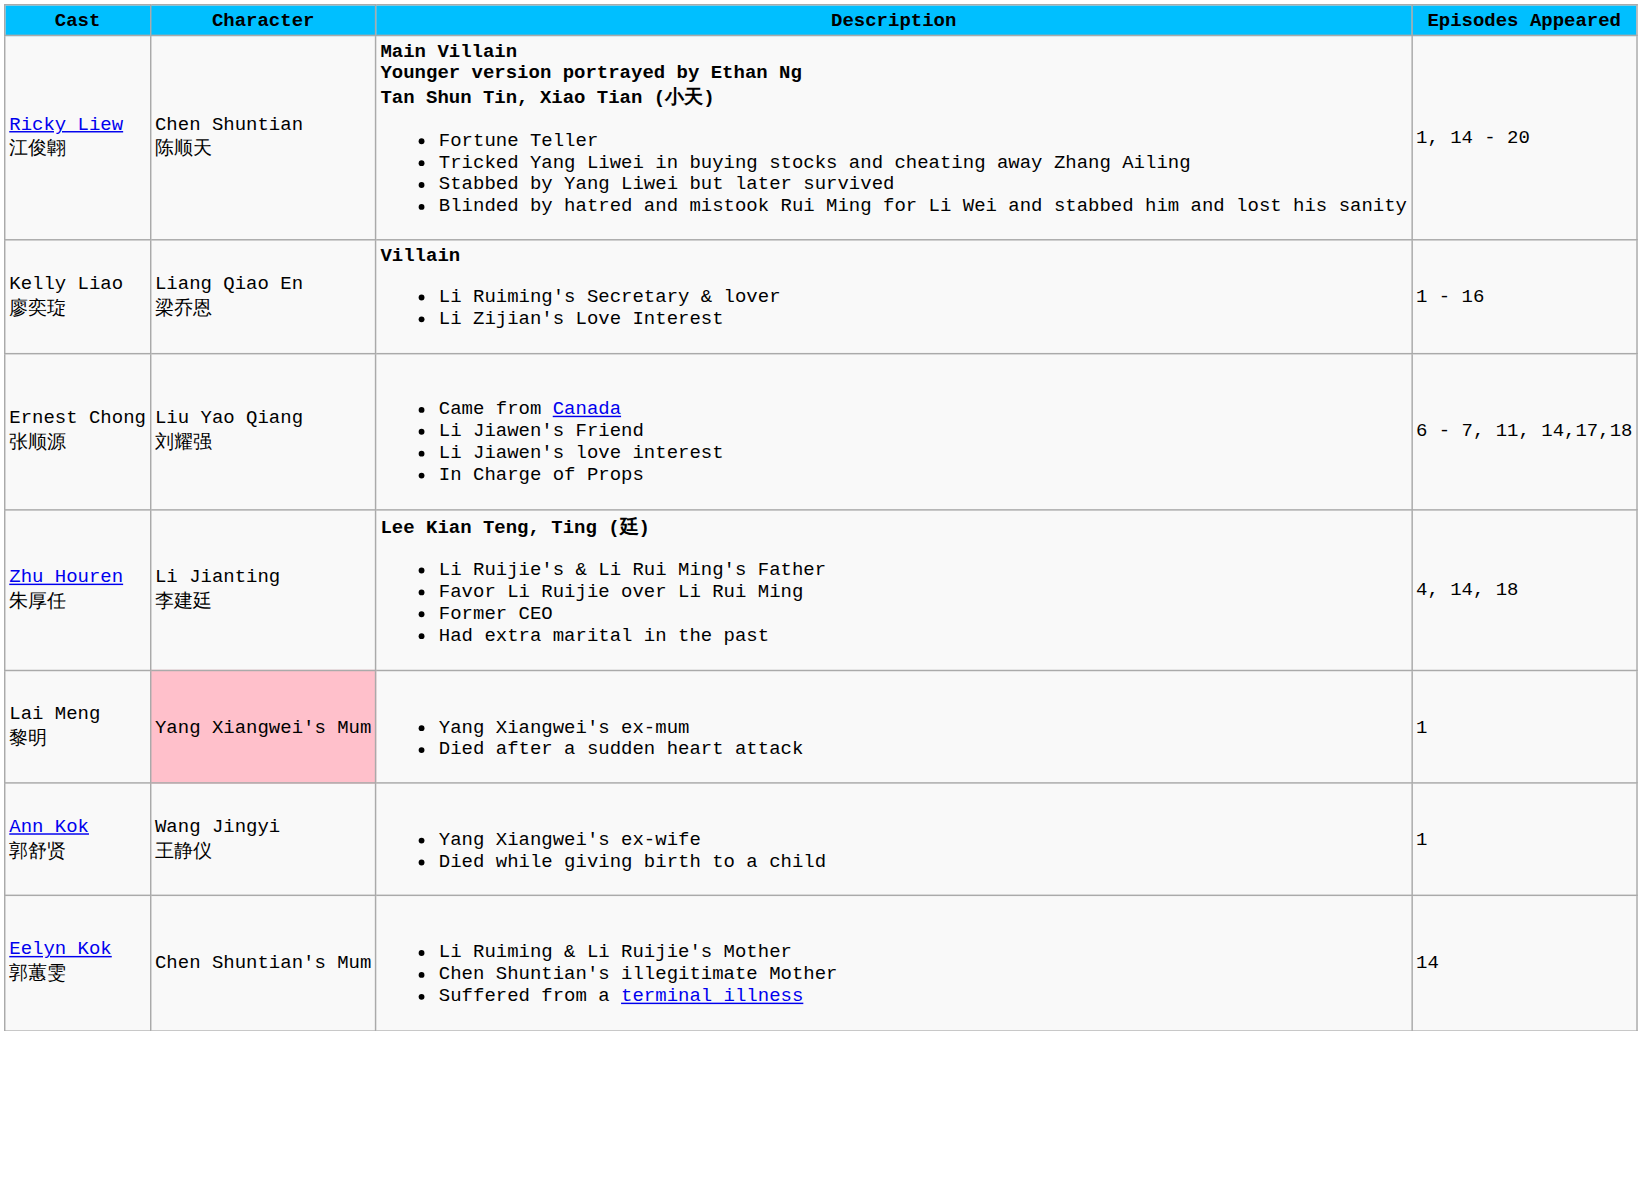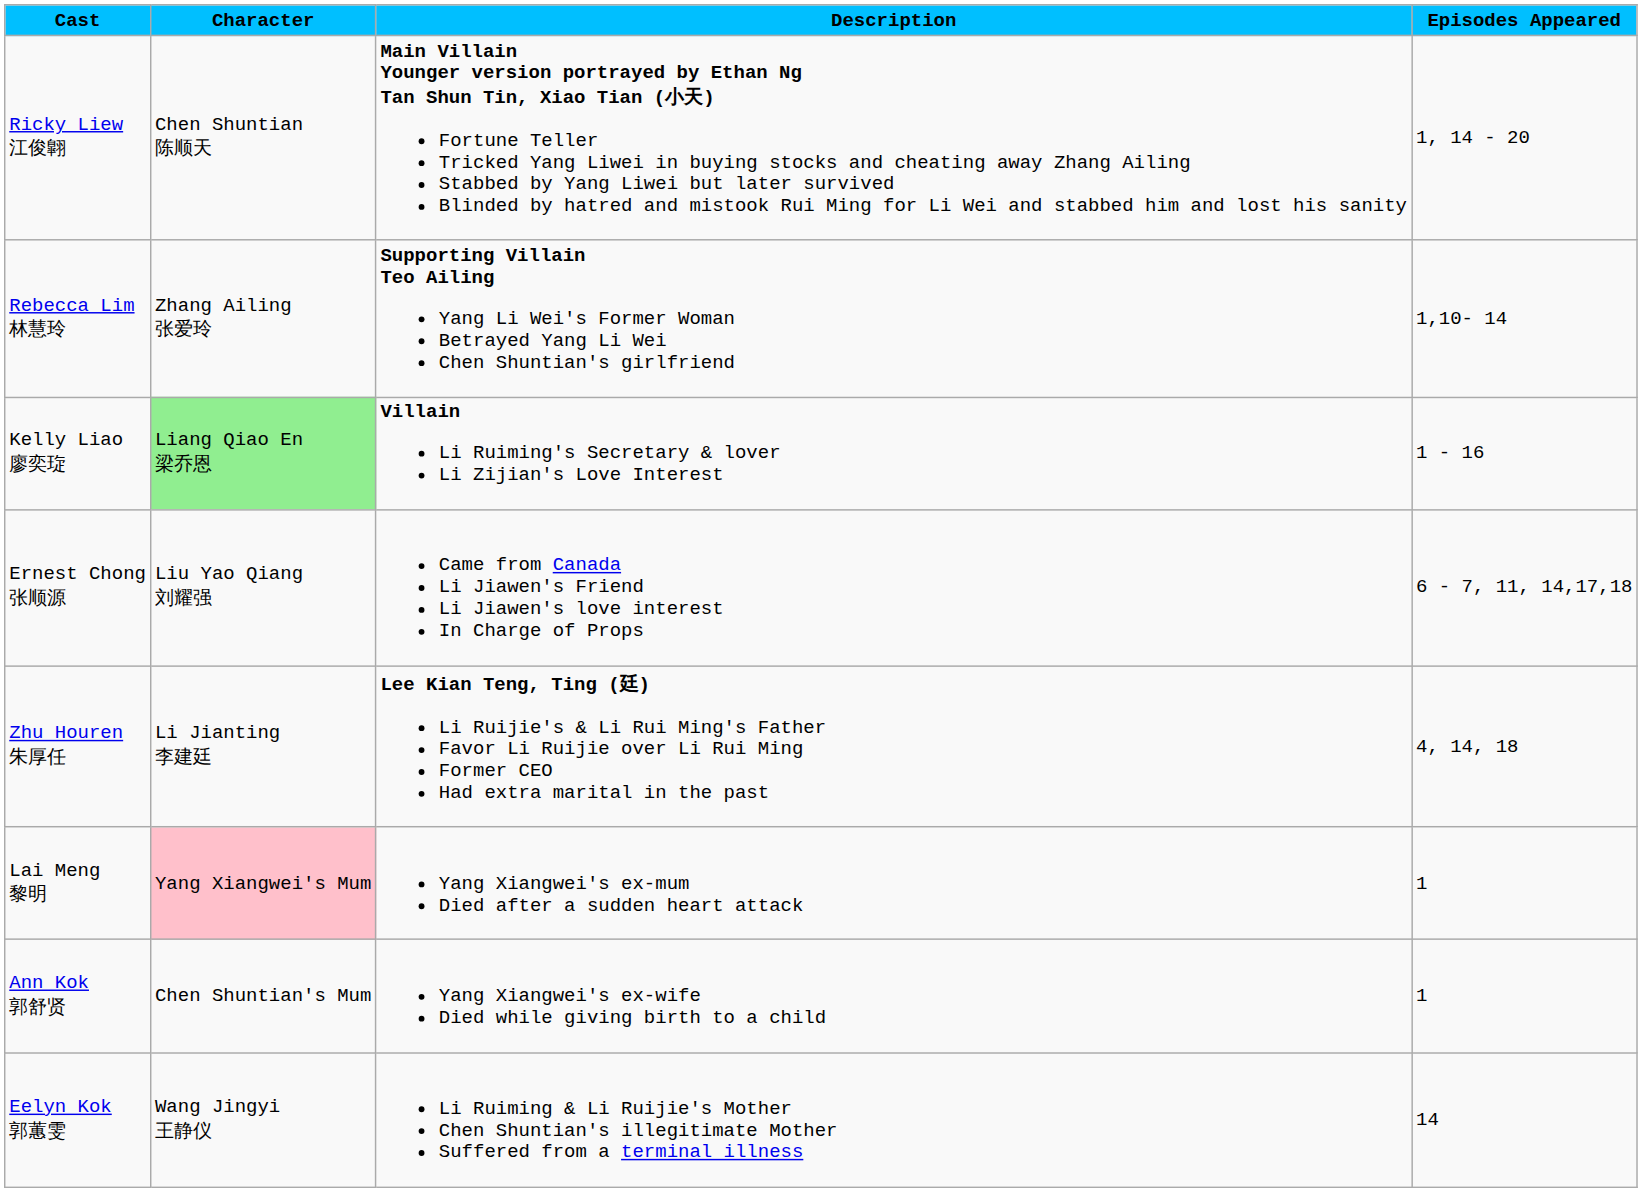+ row: (72, 318)
(229, 296) no background -> (229, 452) lightgreen background
(218, 839) Wang Jingyi 王静仪 -> (263, 996) Chen Shuntian's Mum
(263, 963) Chen Shuntian's Mum -> (218, 1119) Wang Jingyi 王静仪
